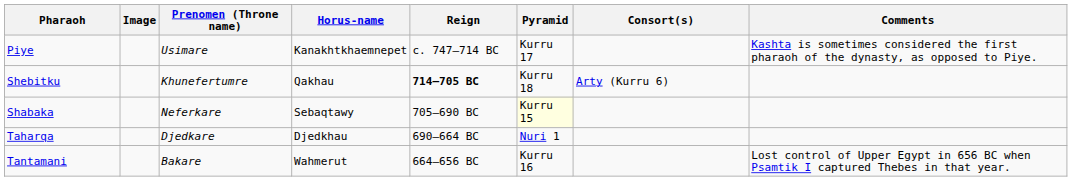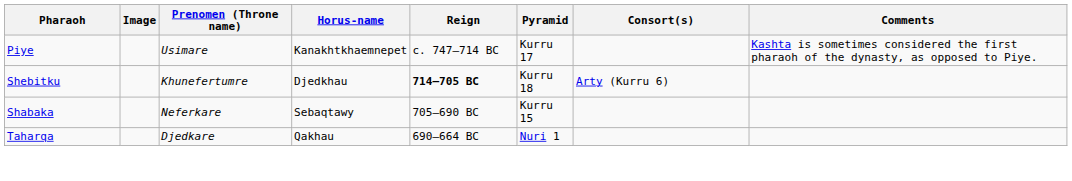(314, 81) Qakhau -> (321, 81) Djedkhau
(536, 112) lightyellow background -> (536, 112) no background
(321, 136) Djedkhau -> (314, 136) Qakhau
- row: (37, 161)
